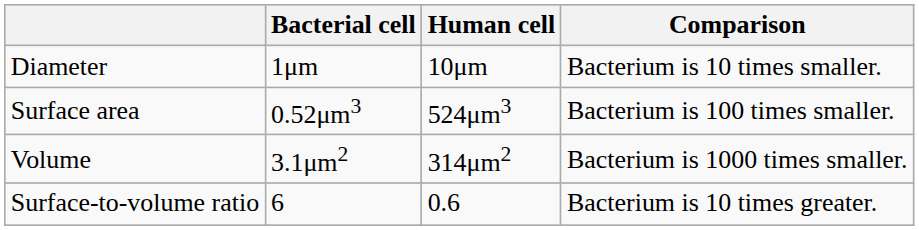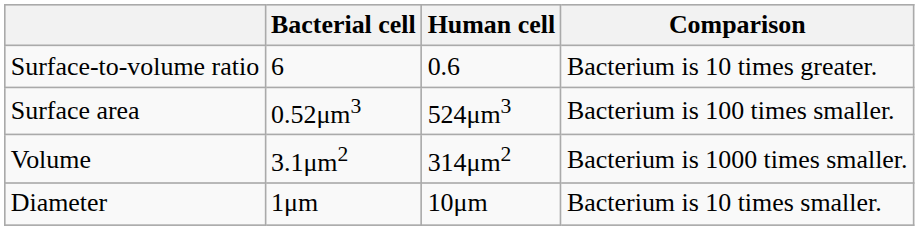rows swapped: (59, 66) <-> (135, 203)
